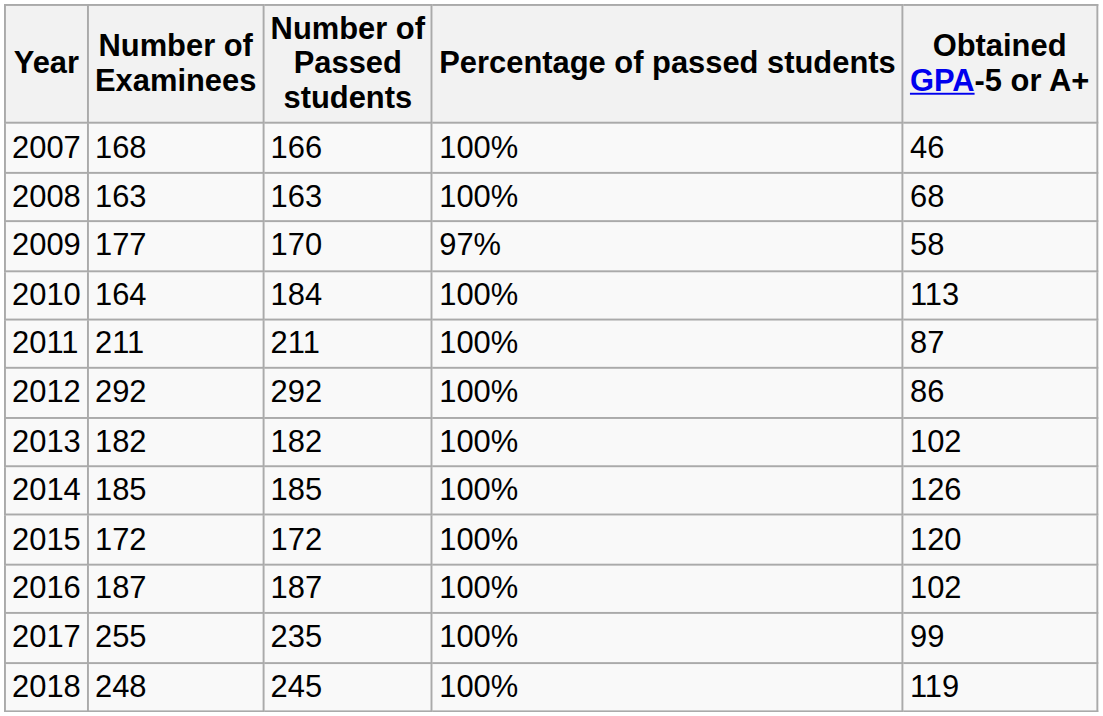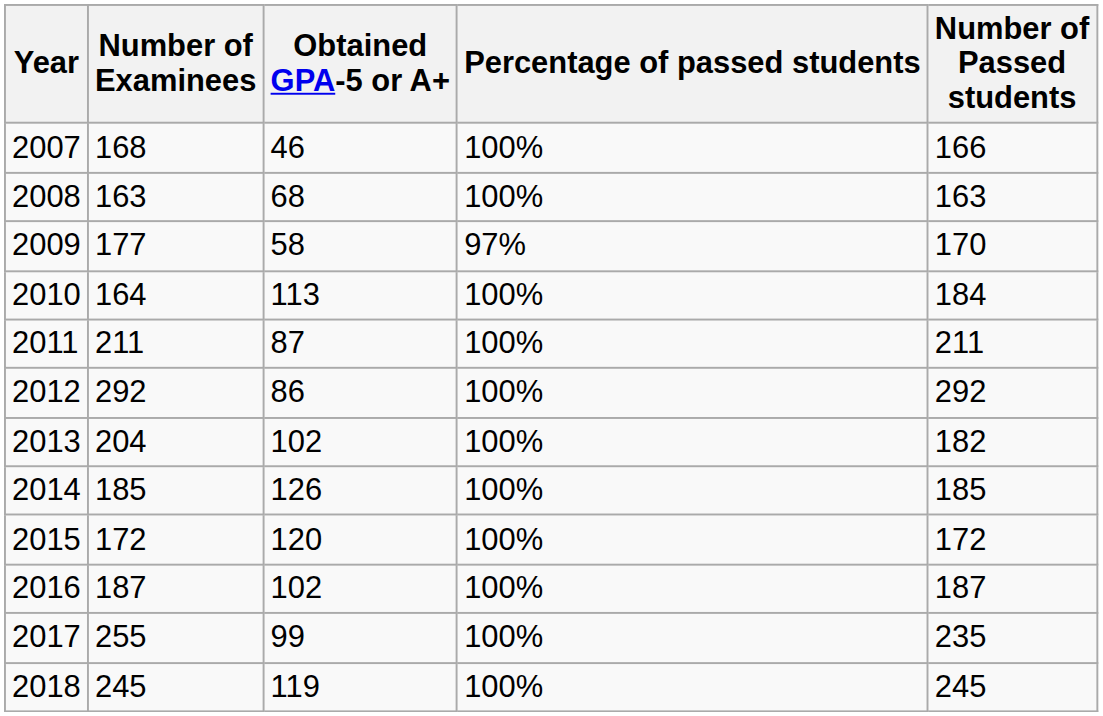columns swapped: (348, 63) <-> (1000, 63)
(121, 441) 182 -> (121, 441) 204
(121, 686) 248 -> (121, 686) 245
